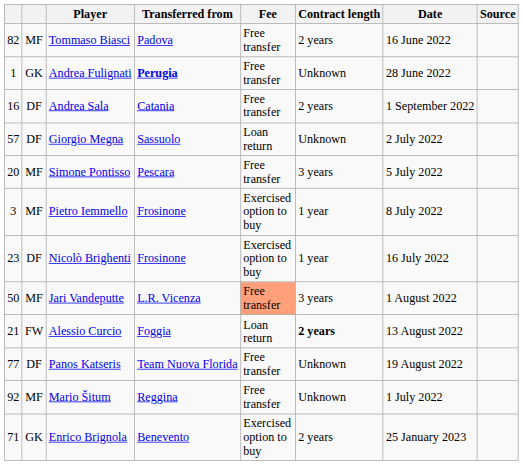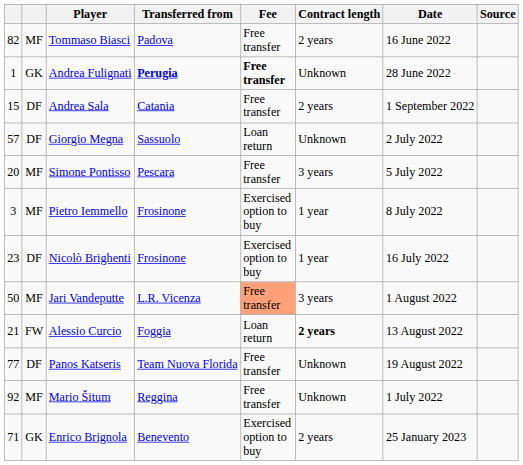(262, 73) normal -> (264, 73) bold
(13, 106) 16 -> (13, 106) 15
